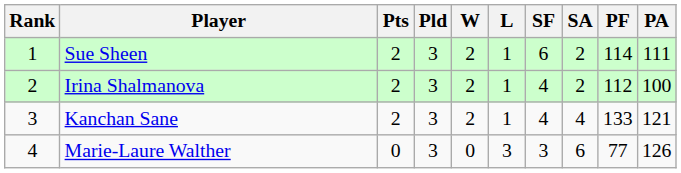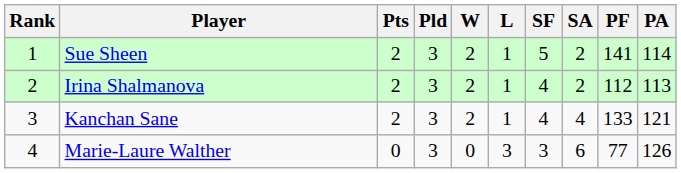(543, 53) 6 -> (543, 53) 5
(618, 53) 114 -> (618, 53) 141
(657, 53) 111 -> (657, 53) 114
(657, 86) 100 -> (657, 86) 113
